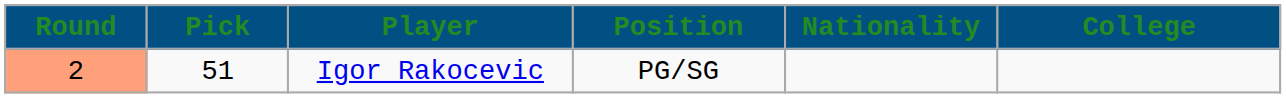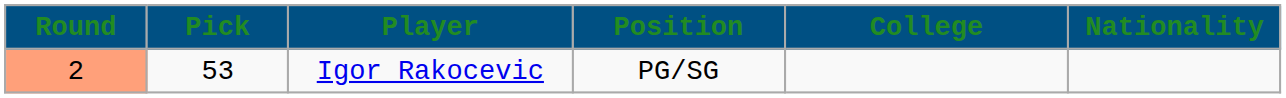columns swapped: (891, 27) <-> (1139, 27)
(218, 71) 51 -> (218, 71) 53
